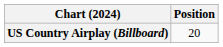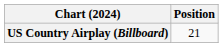(194, 33) 20 -> (194, 33) 21
